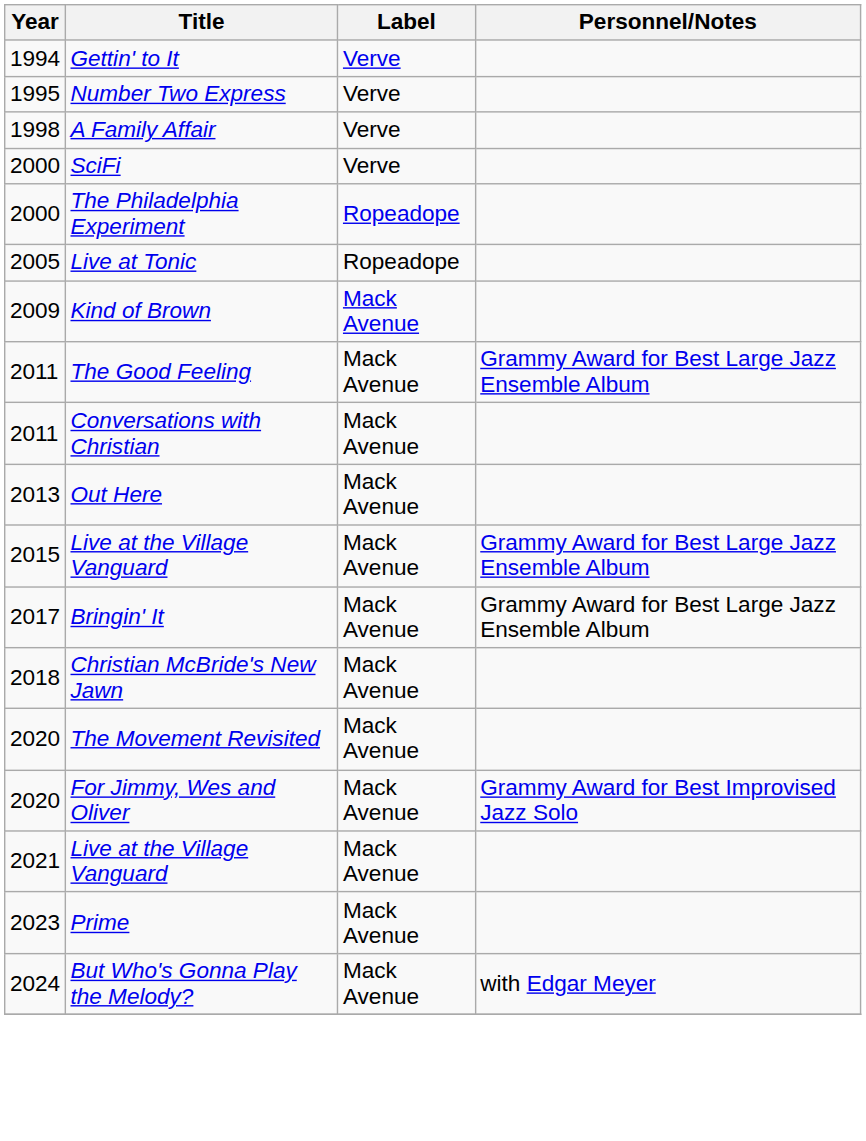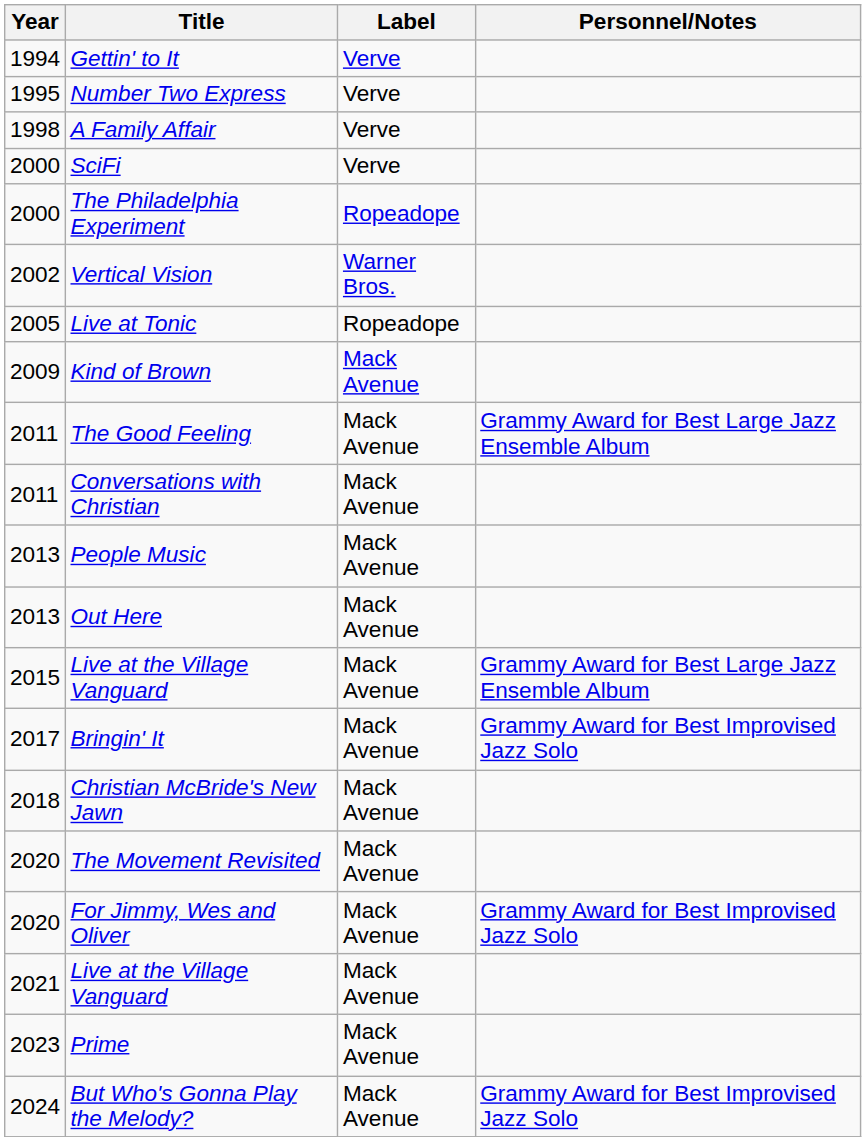+ row: (35, 275)
+ row: (35, 555)
(658, 616) Grammy Award for Best Large Jazz Ensemble Album -> (658, 739) Grammy Award for Best Improvised Jazz Solo
(568, 983) with Edgar Meyer -> (658, 1105) Grammy Award for Best Improvised Jazz Solo
